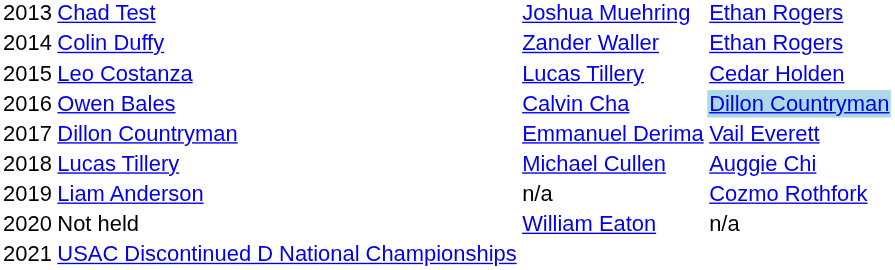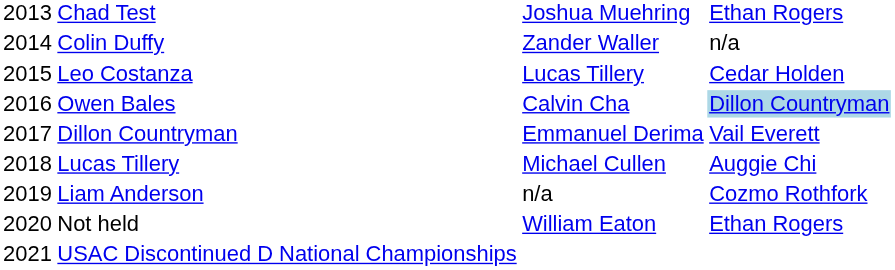(776, 43) Ethan Rogers -> (724, 43) n/a
(724, 224) n/a -> (776, 224) Ethan Rogers
